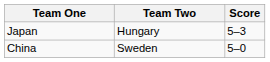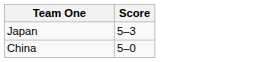- column: (170, 13)
